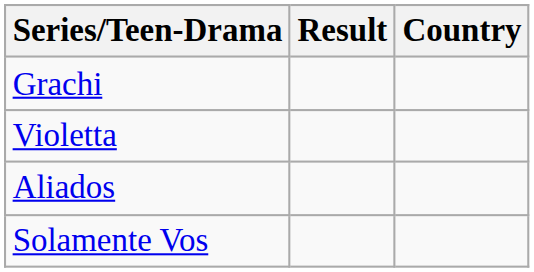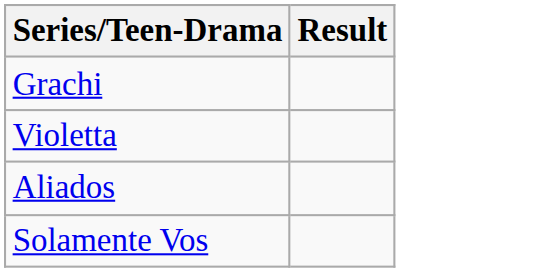- column: (462, 30)
